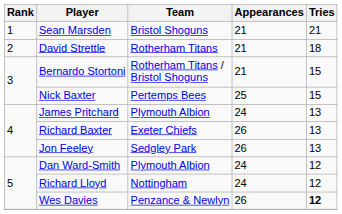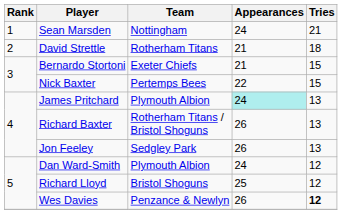(169, 30) Bristol Shoguns -> (159, 30) Nottingham
(241, 30) 21 -> (241, 30) 24
(177, 71) Rotherham Titans / Bristol Shoguns -> (164, 65) Exeter Chiefs
(241, 95) 25 -> (241, 83) 22
(241, 113) no background -> (241, 100) paleturquoise background
(164, 130) Exeter Chiefs -> (177, 124) Rotherham Titans / Bristol Shoguns
(159, 183) Nottingham -> (169, 183) Bristol Shoguns
(241, 183) 24 -> (241, 183) 25
